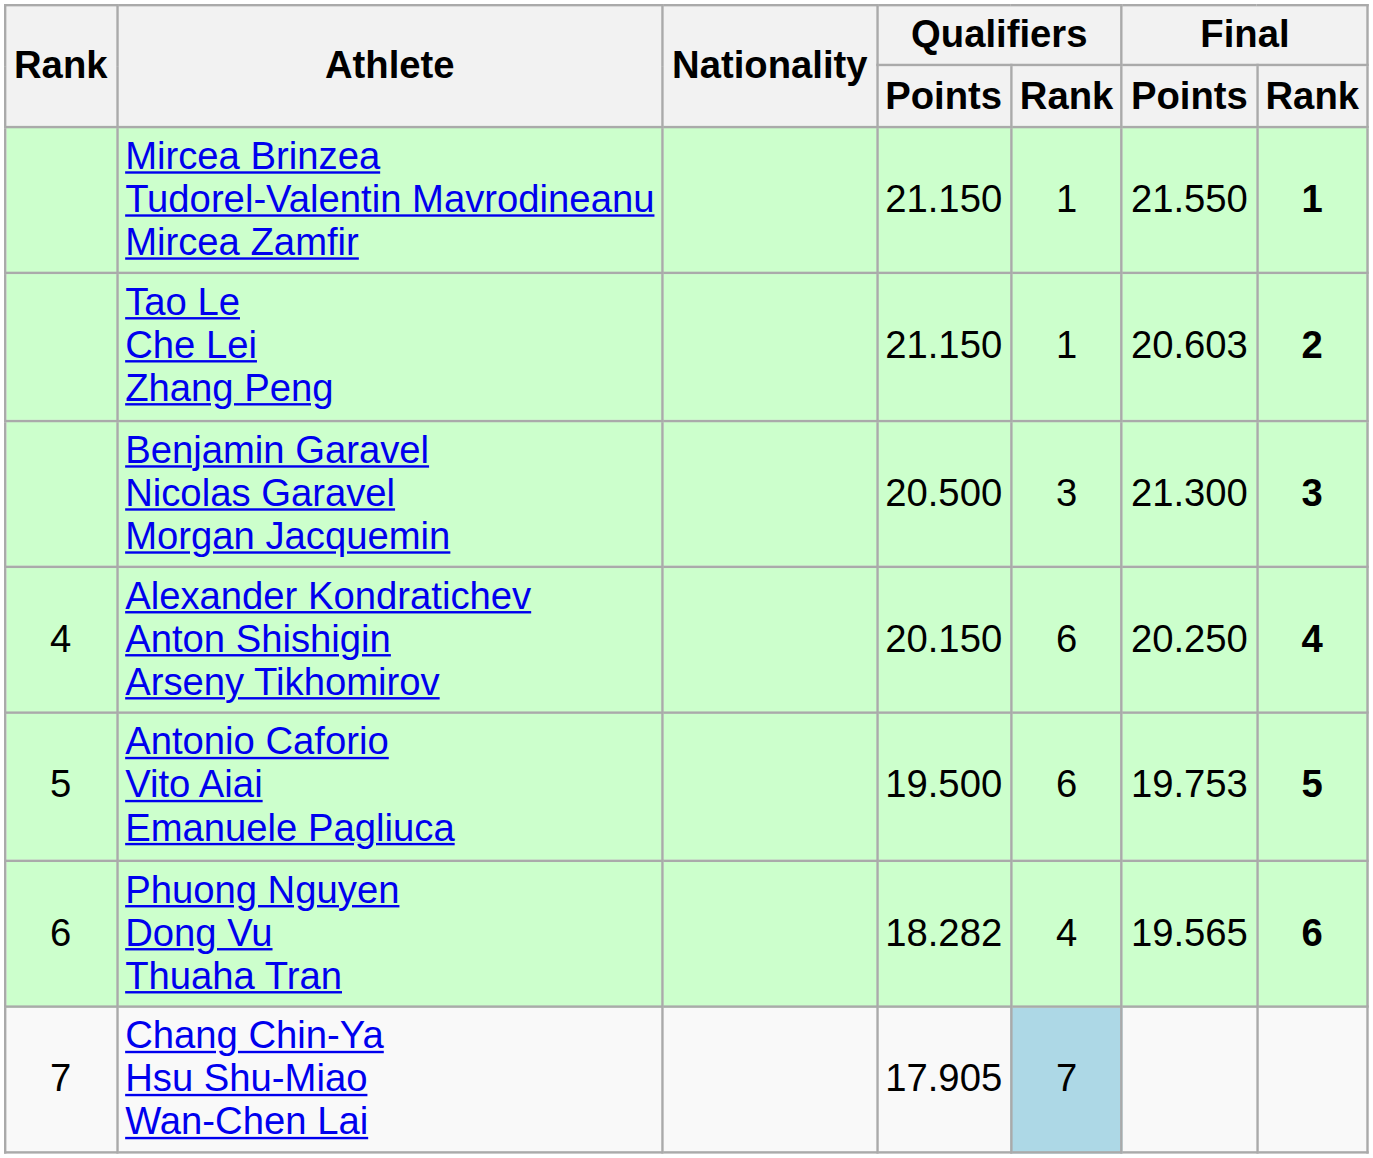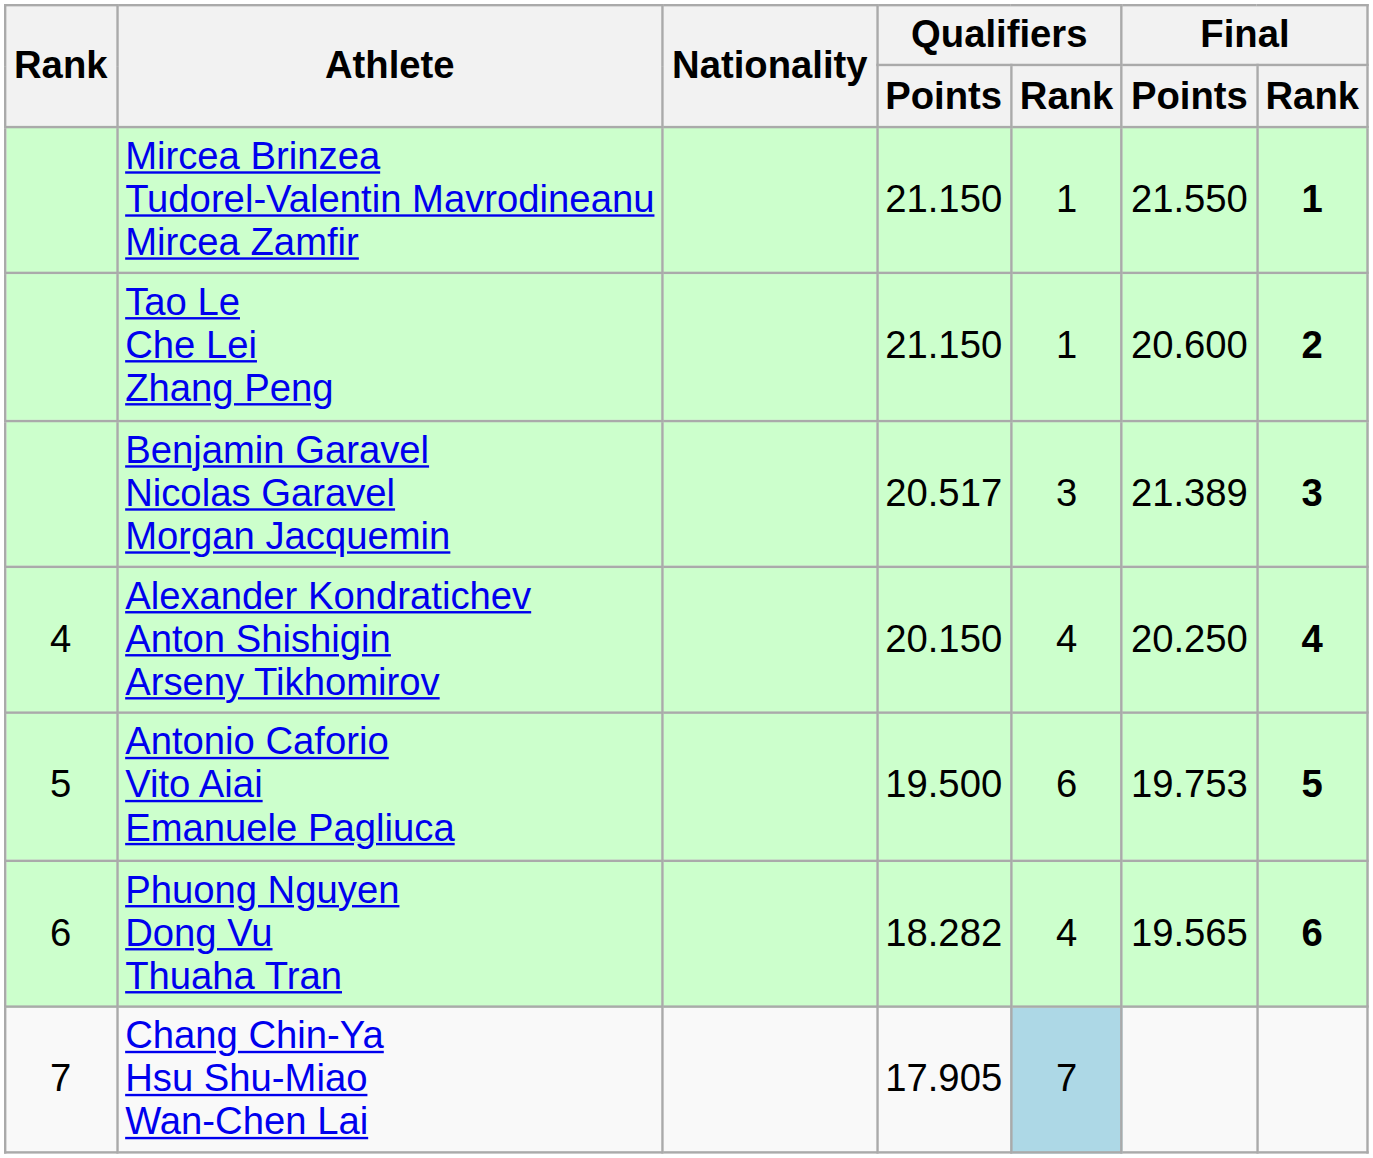(1189, 345) 20.603 -> (1189, 345) 20.600
(944, 492) 20.500 -> (944, 492) 20.517
(1189, 492) 21.300 -> (1189, 492) 21.389
(1067, 639) 6 -> (1067, 639) 4
